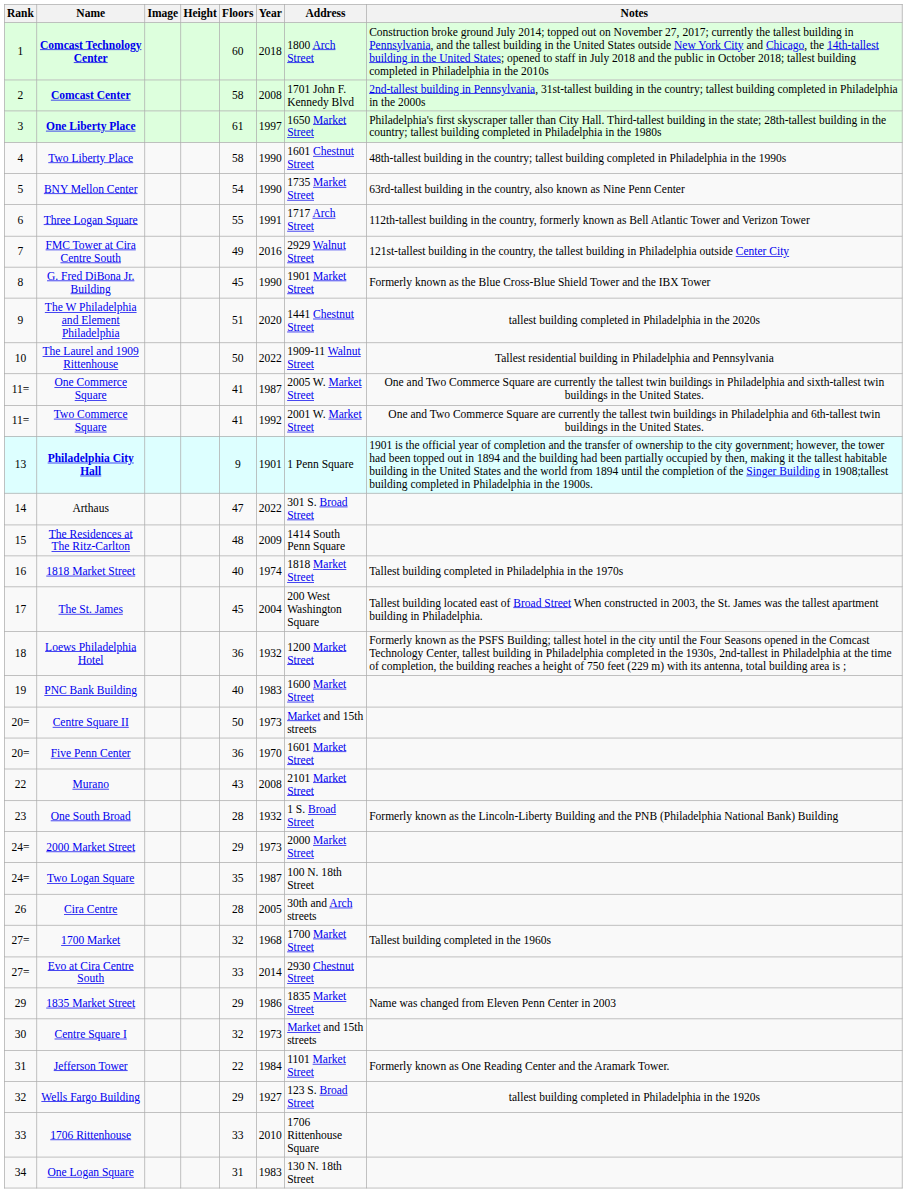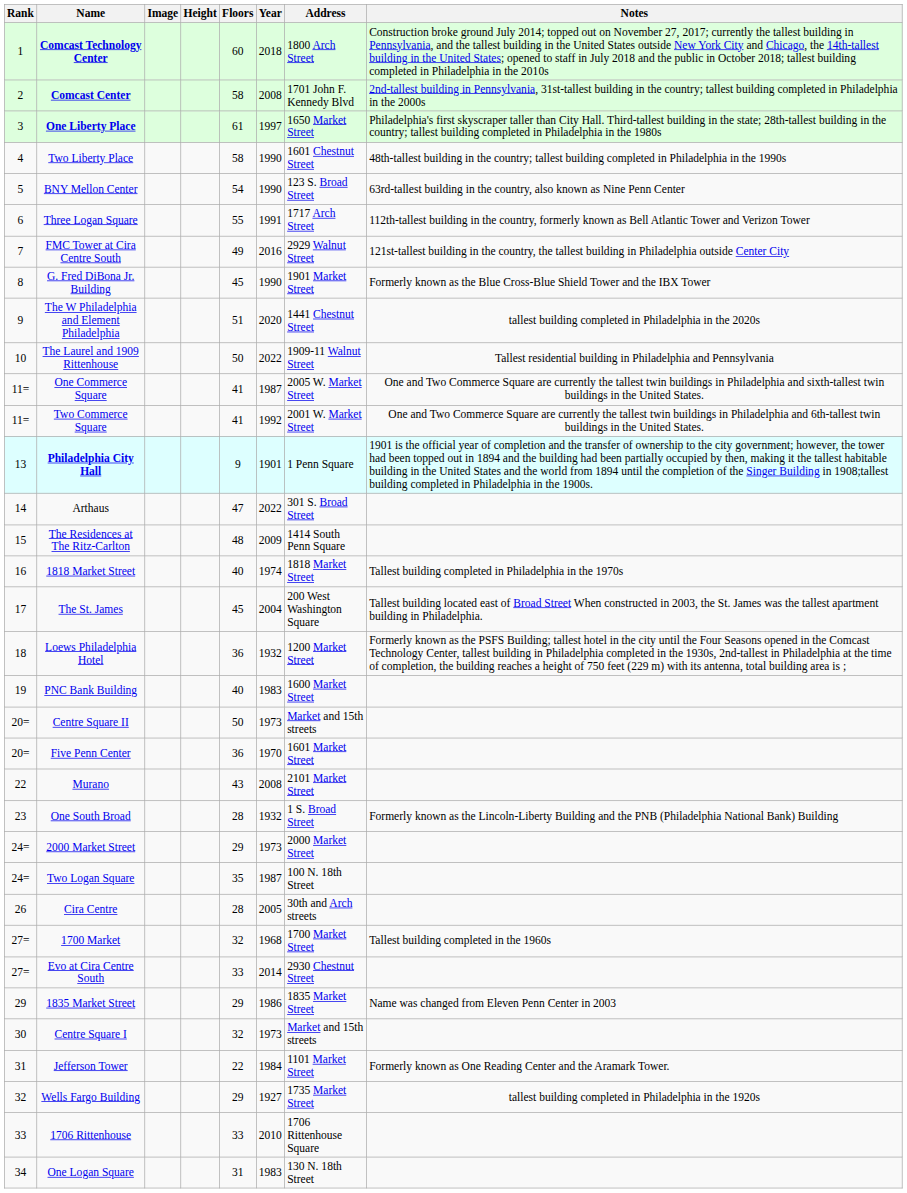(317, 189) 1735 Market Street -> (317, 189) 123 S. Broad Street
(317, 1097) 123 S. Broad Street -> (317, 1097) 1735 Market Street
